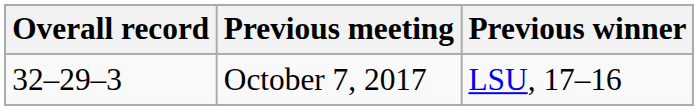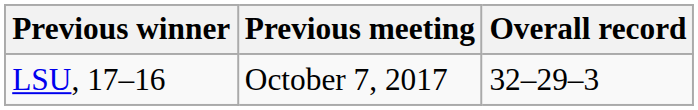columns swapped: (111, 29) <-> (577, 29)
